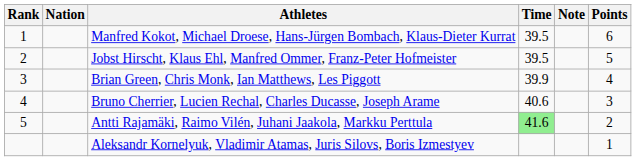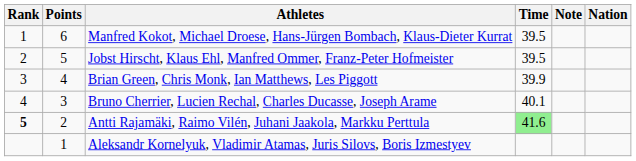columns swapped: (65, 15) <-> (610, 15)
(537, 101) 40.6 -> (534, 101) 40.1
(23, 123) normal -> (23, 123) bold
